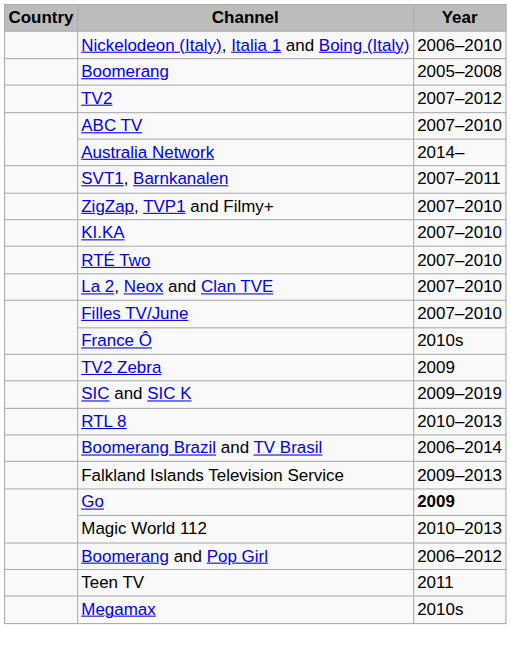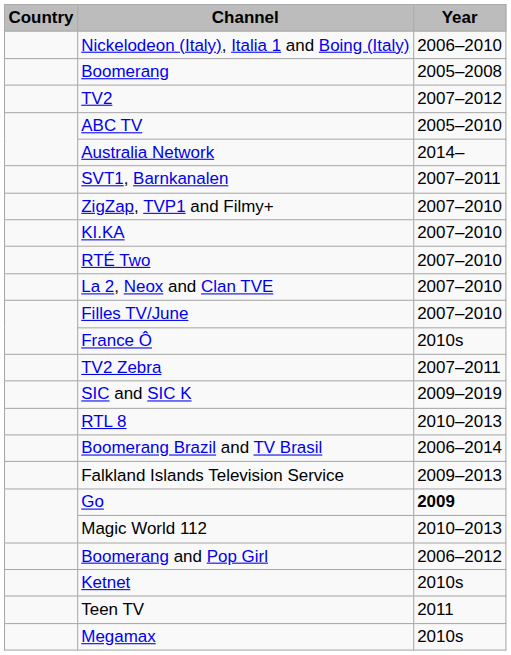(460, 125) 2007–2010 -> (460, 125) 2005–2010
(436, 367) 2009 -> (459, 367) 2007–2011
+ row: (106, 582)
